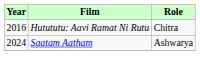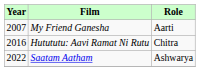+ row: (70, 27)
(16, 43) 2024 -> (16, 58) 2022
